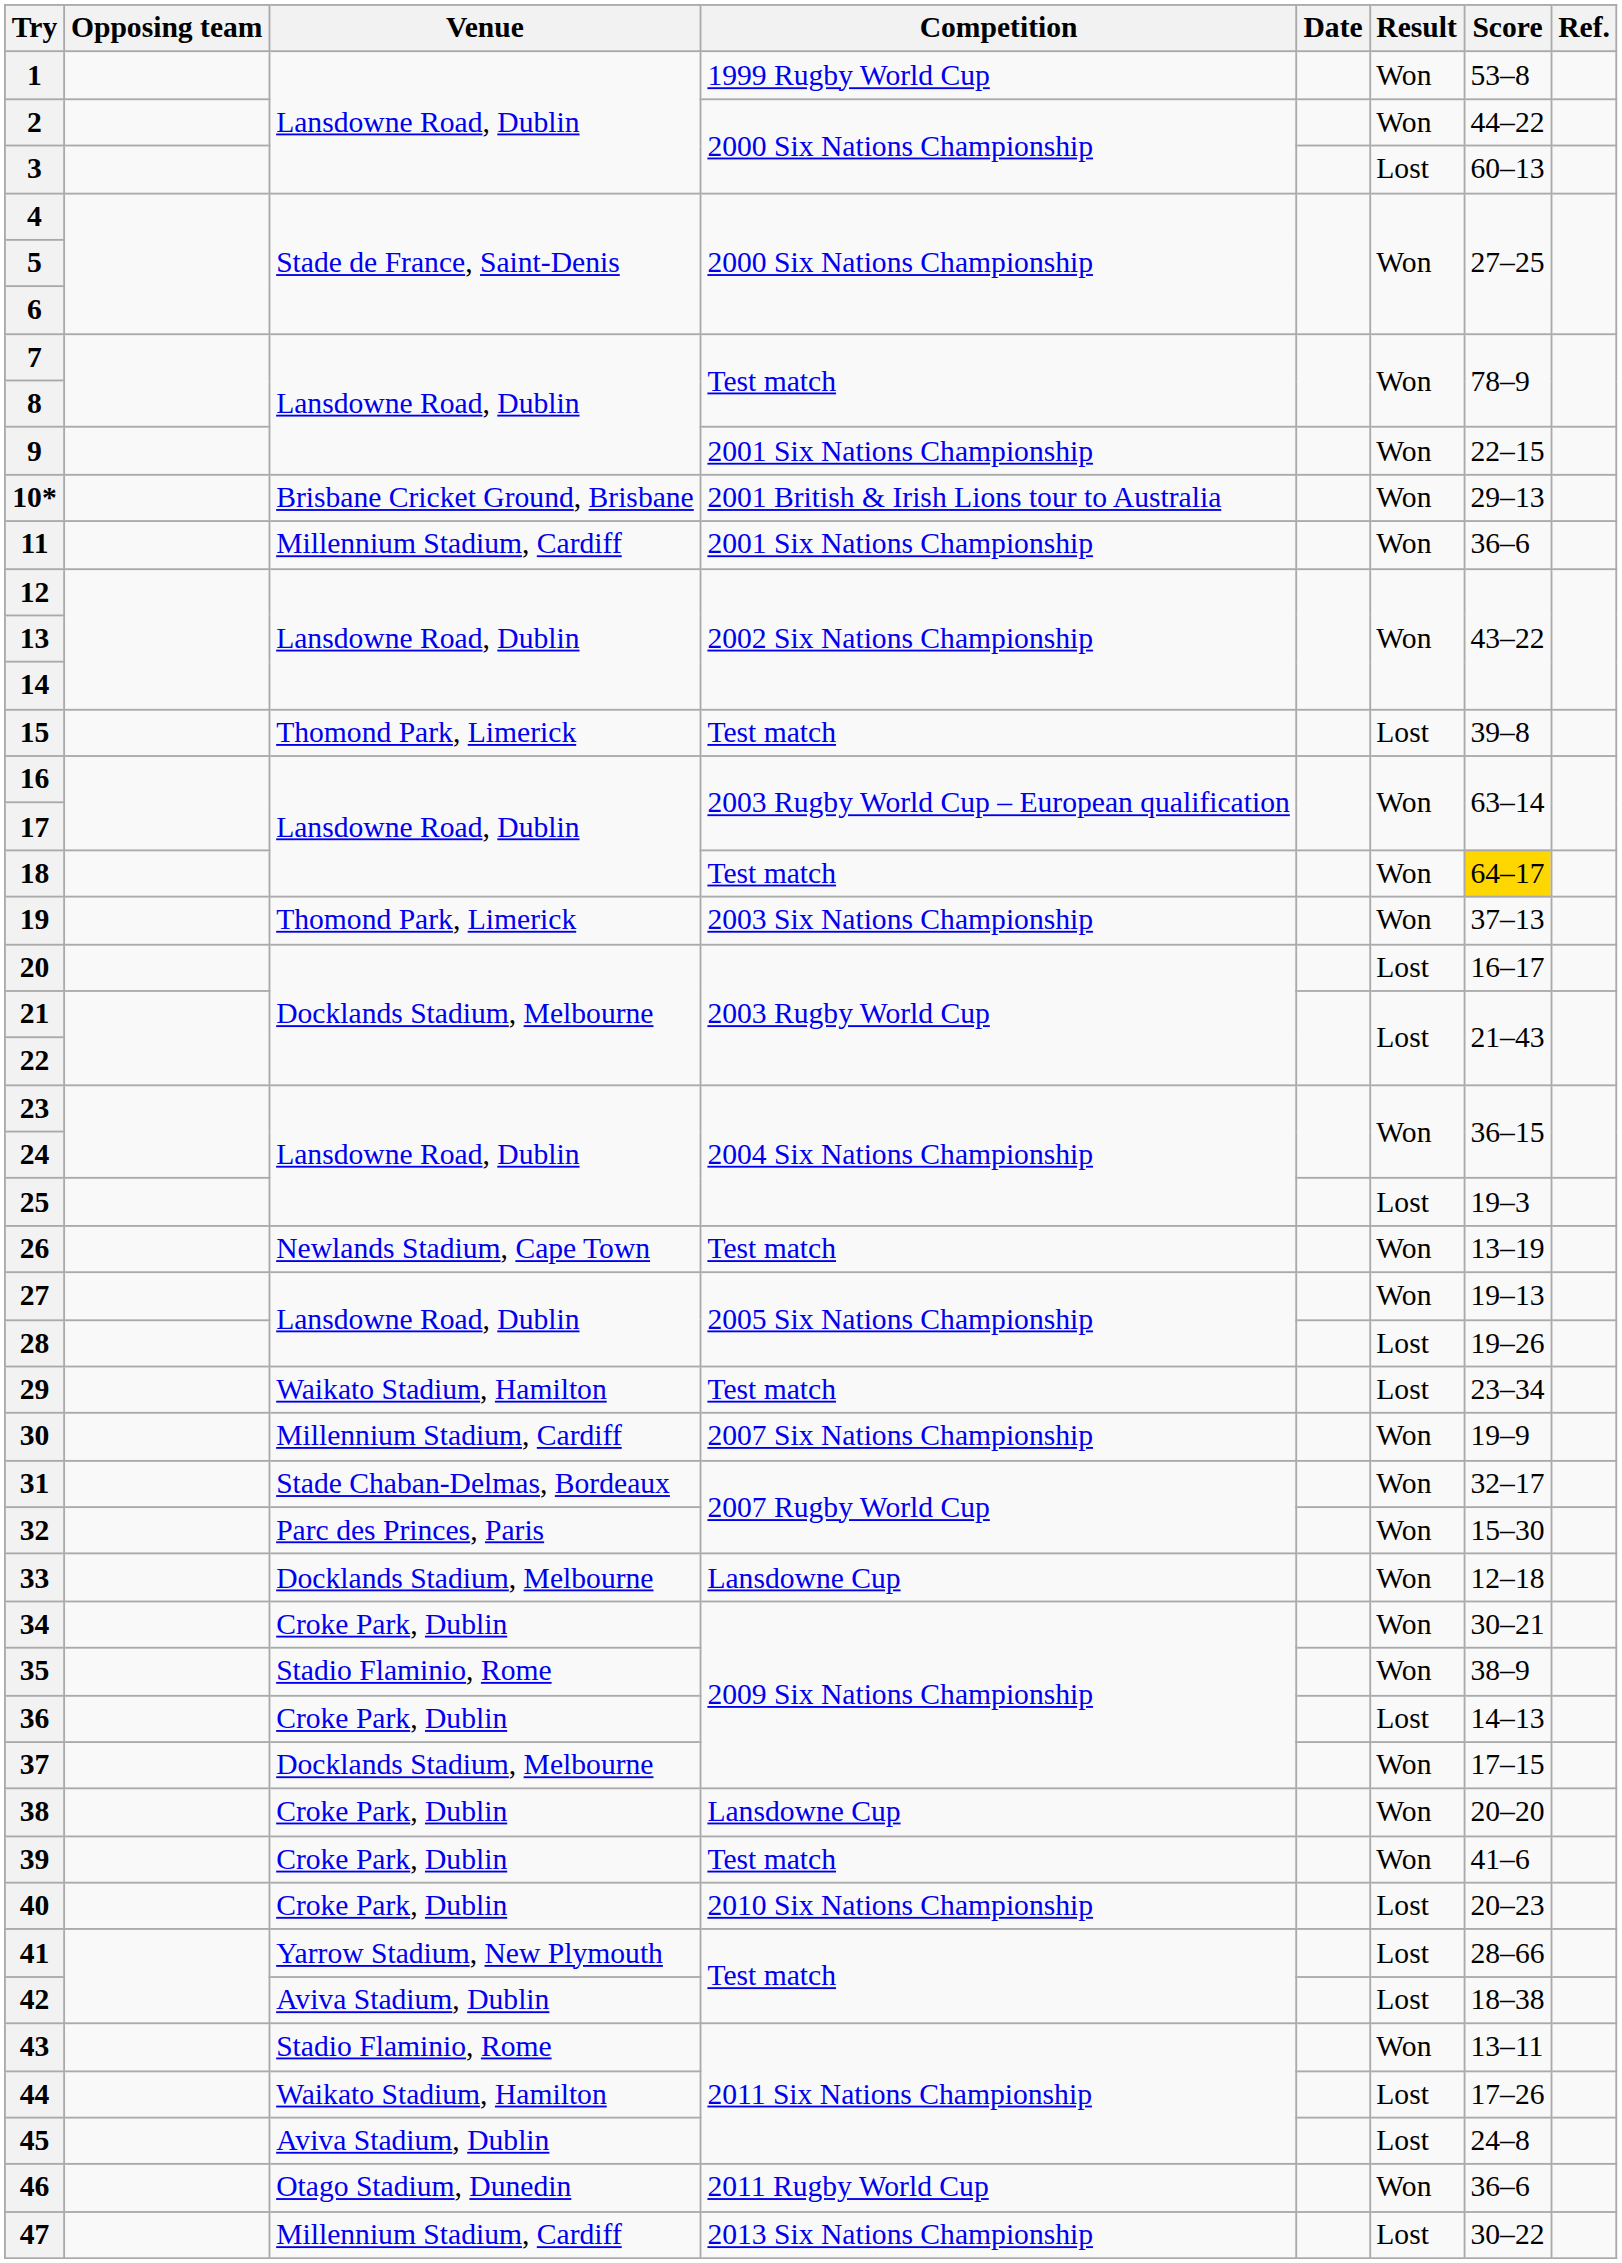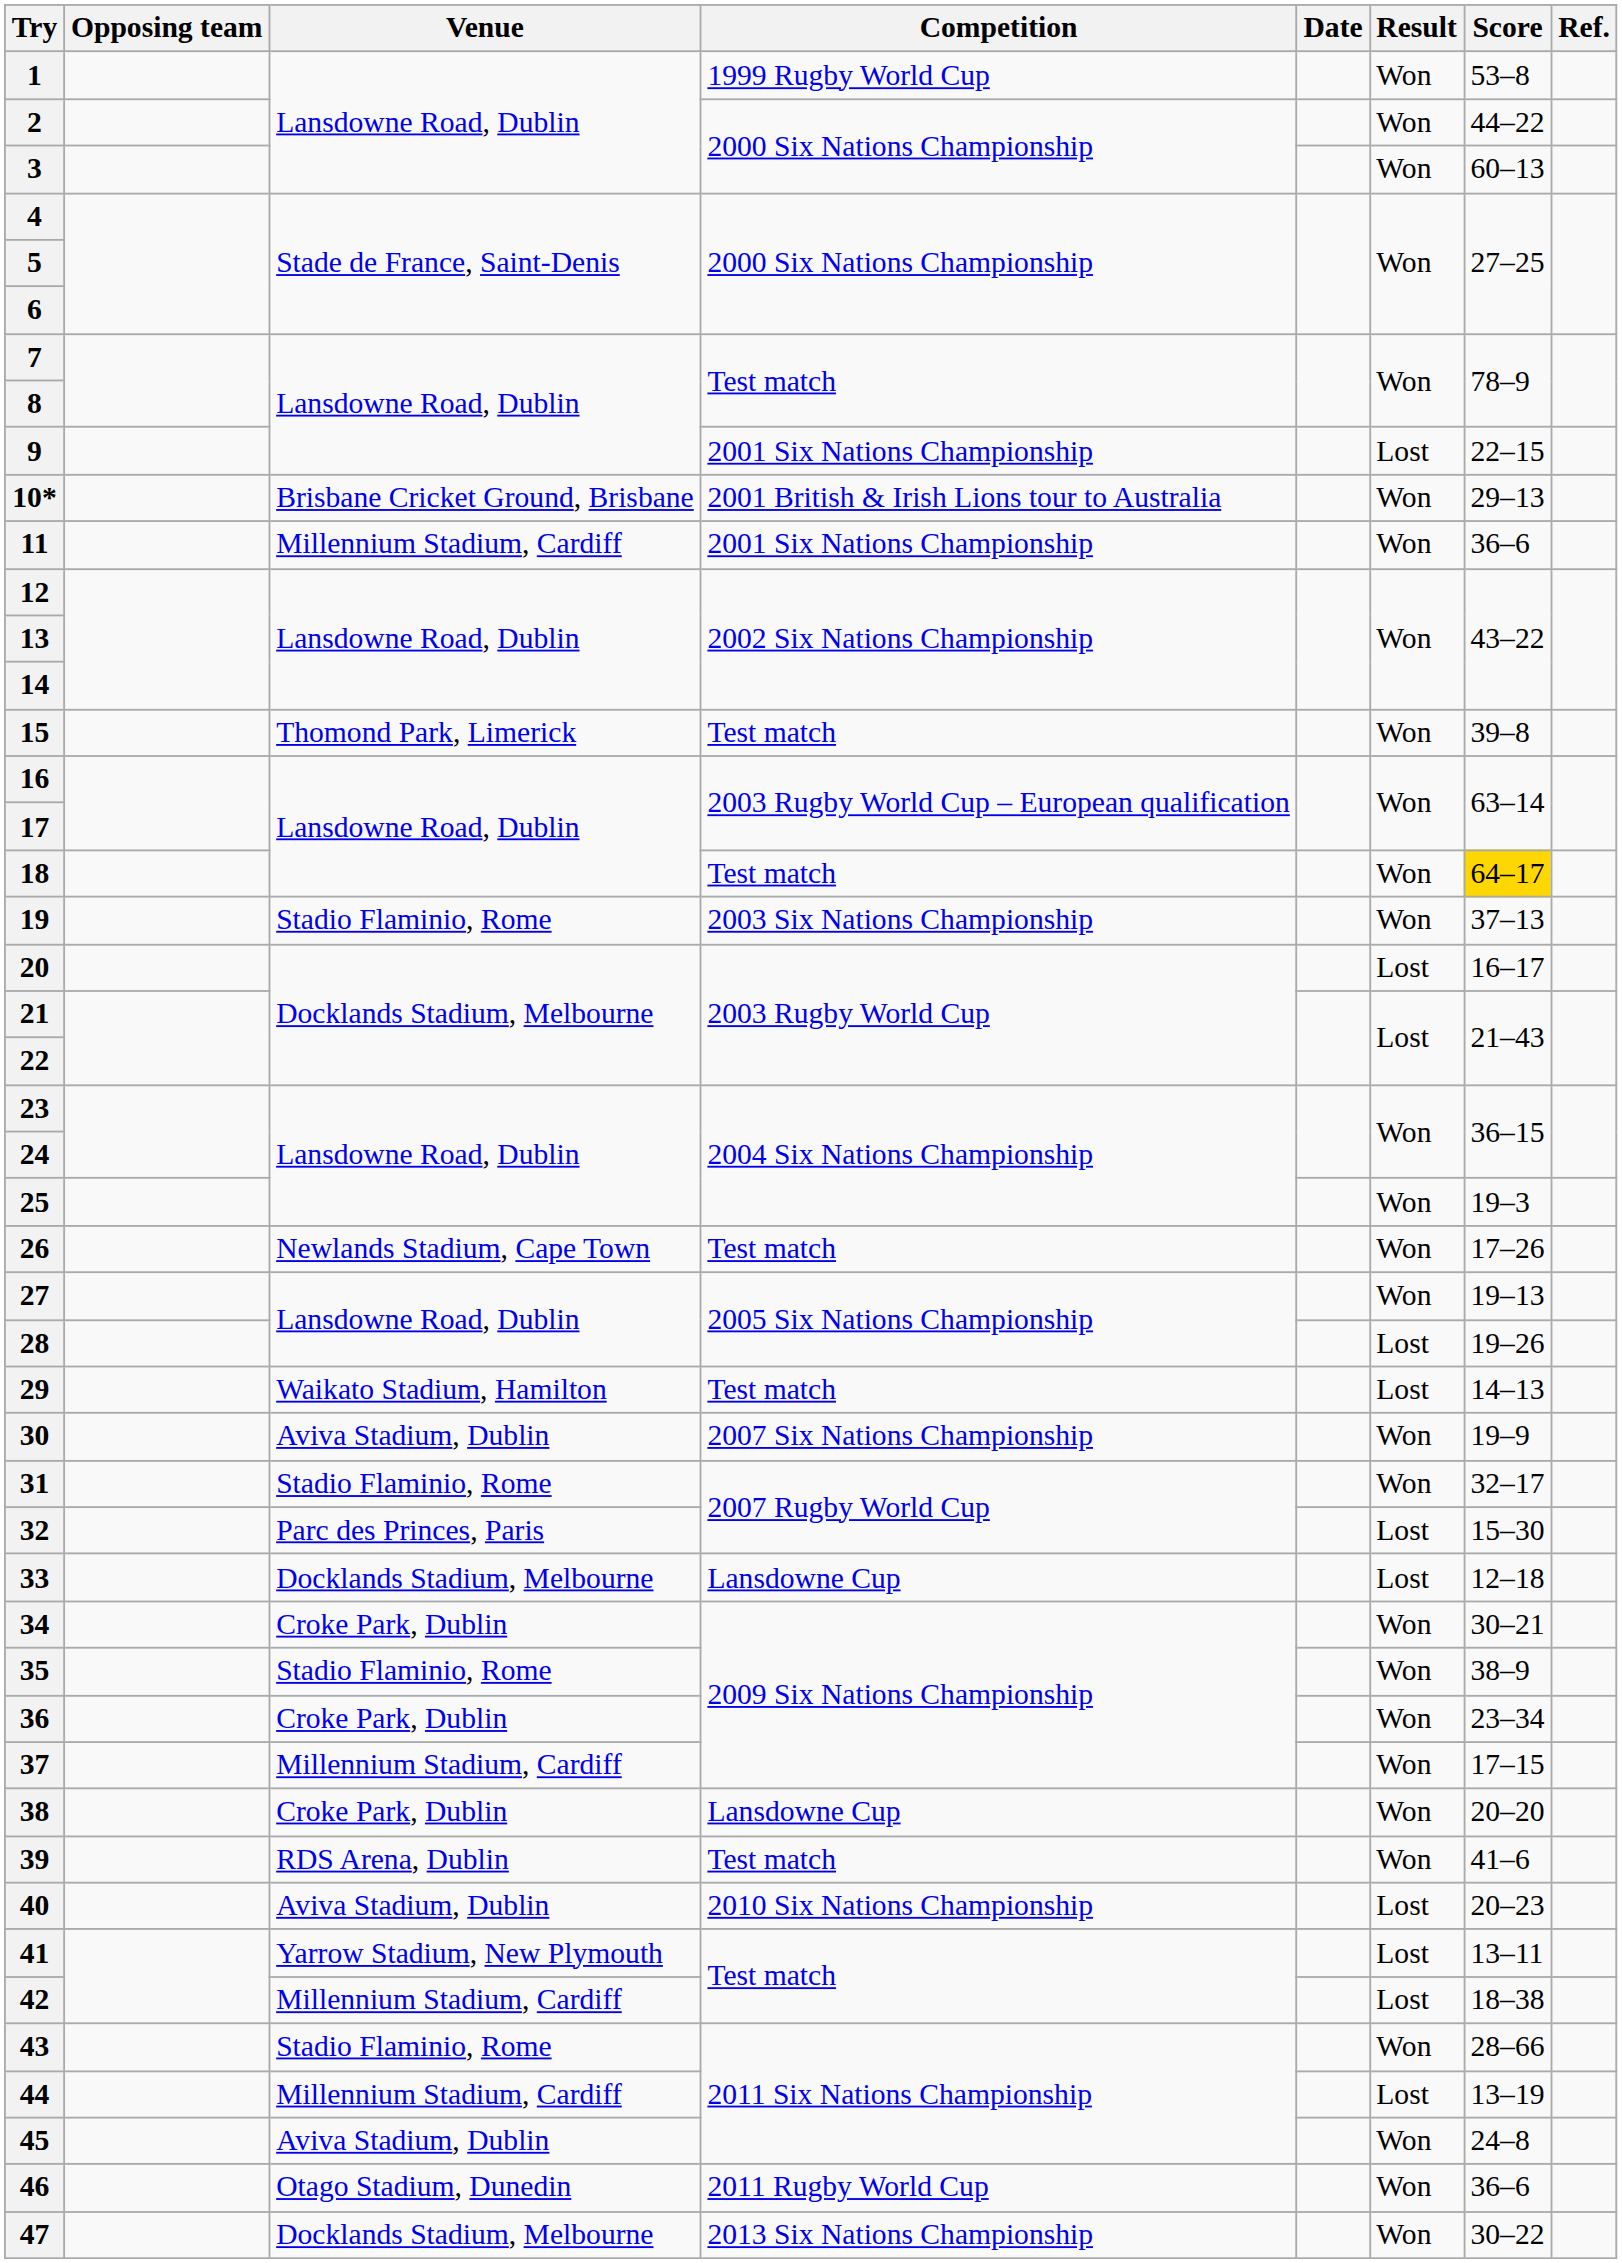(1403, 168) Lost -> (1404, 168) Won
(1404, 450) Won -> (1403, 450) Lost
(1403, 732) Lost -> (1404, 732) Won
(426, 919) Thomond Park, Limerick -> (414, 919) Stadio Flaminio, Rome
(1403, 1201) Lost -> (1404, 1201) Won
(1508, 1248) 13–19 -> (1508, 1248) 17–26
(1508, 1389) 23–34 -> (1508, 1389) 14–13
(449, 1436) Millennium Stadium, Cardiff -> (413, 1436) Aviva Stadium, Dublin
(473, 1483) Stade Chaban-Delmas, Bordeaux -> (414, 1483) Stadio Flaminio, Rome
(1404, 1530) Won -> (1403, 1530) Lost
(1404, 1577) Won -> (1403, 1577) Lost
(1403, 1717) Lost -> (1404, 1717) Won
(1508, 1717) 14–13 -> (1508, 1717) 23–34
(465, 1764) Docklands Stadium, Melbourne -> (449, 1764) Millennium Stadium, Cardiff
(392, 1858) Croke Park, Dublin -> (392, 1858) RDS Arena, Dublin
(392, 1905) Croke Park, Dublin -> (413, 1905) Aviva Stadium, Dublin
(1508, 1952) 28–66 -> (1507, 1952) 13–11
(413, 1999) Aviva Stadium, Dublin -> (449, 1999) Millennium Stadium, Cardiff
(1507, 2046) 13–11 -> (1508, 2046) 28–66
(441, 2093) Waikato Stadium, Hamilton -> (449, 2093) Millennium Stadium, Cardiff
(1508, 2093) 17–26 -> (1508, 2093) 13–19
(1403, 2140) Lost -> (1404, 2140) Won
(449, 2234) Millennium Stadium, Cardiff -> (465, 2234) Docklands Stadium, Melbourne
(1403, 2234) Lost -> (1404, 2234) Won
